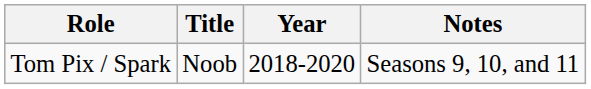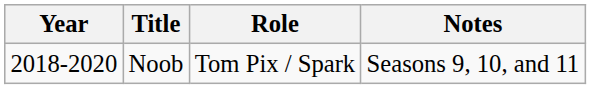columns swapped: (302, 24) <-> (91, 24)
